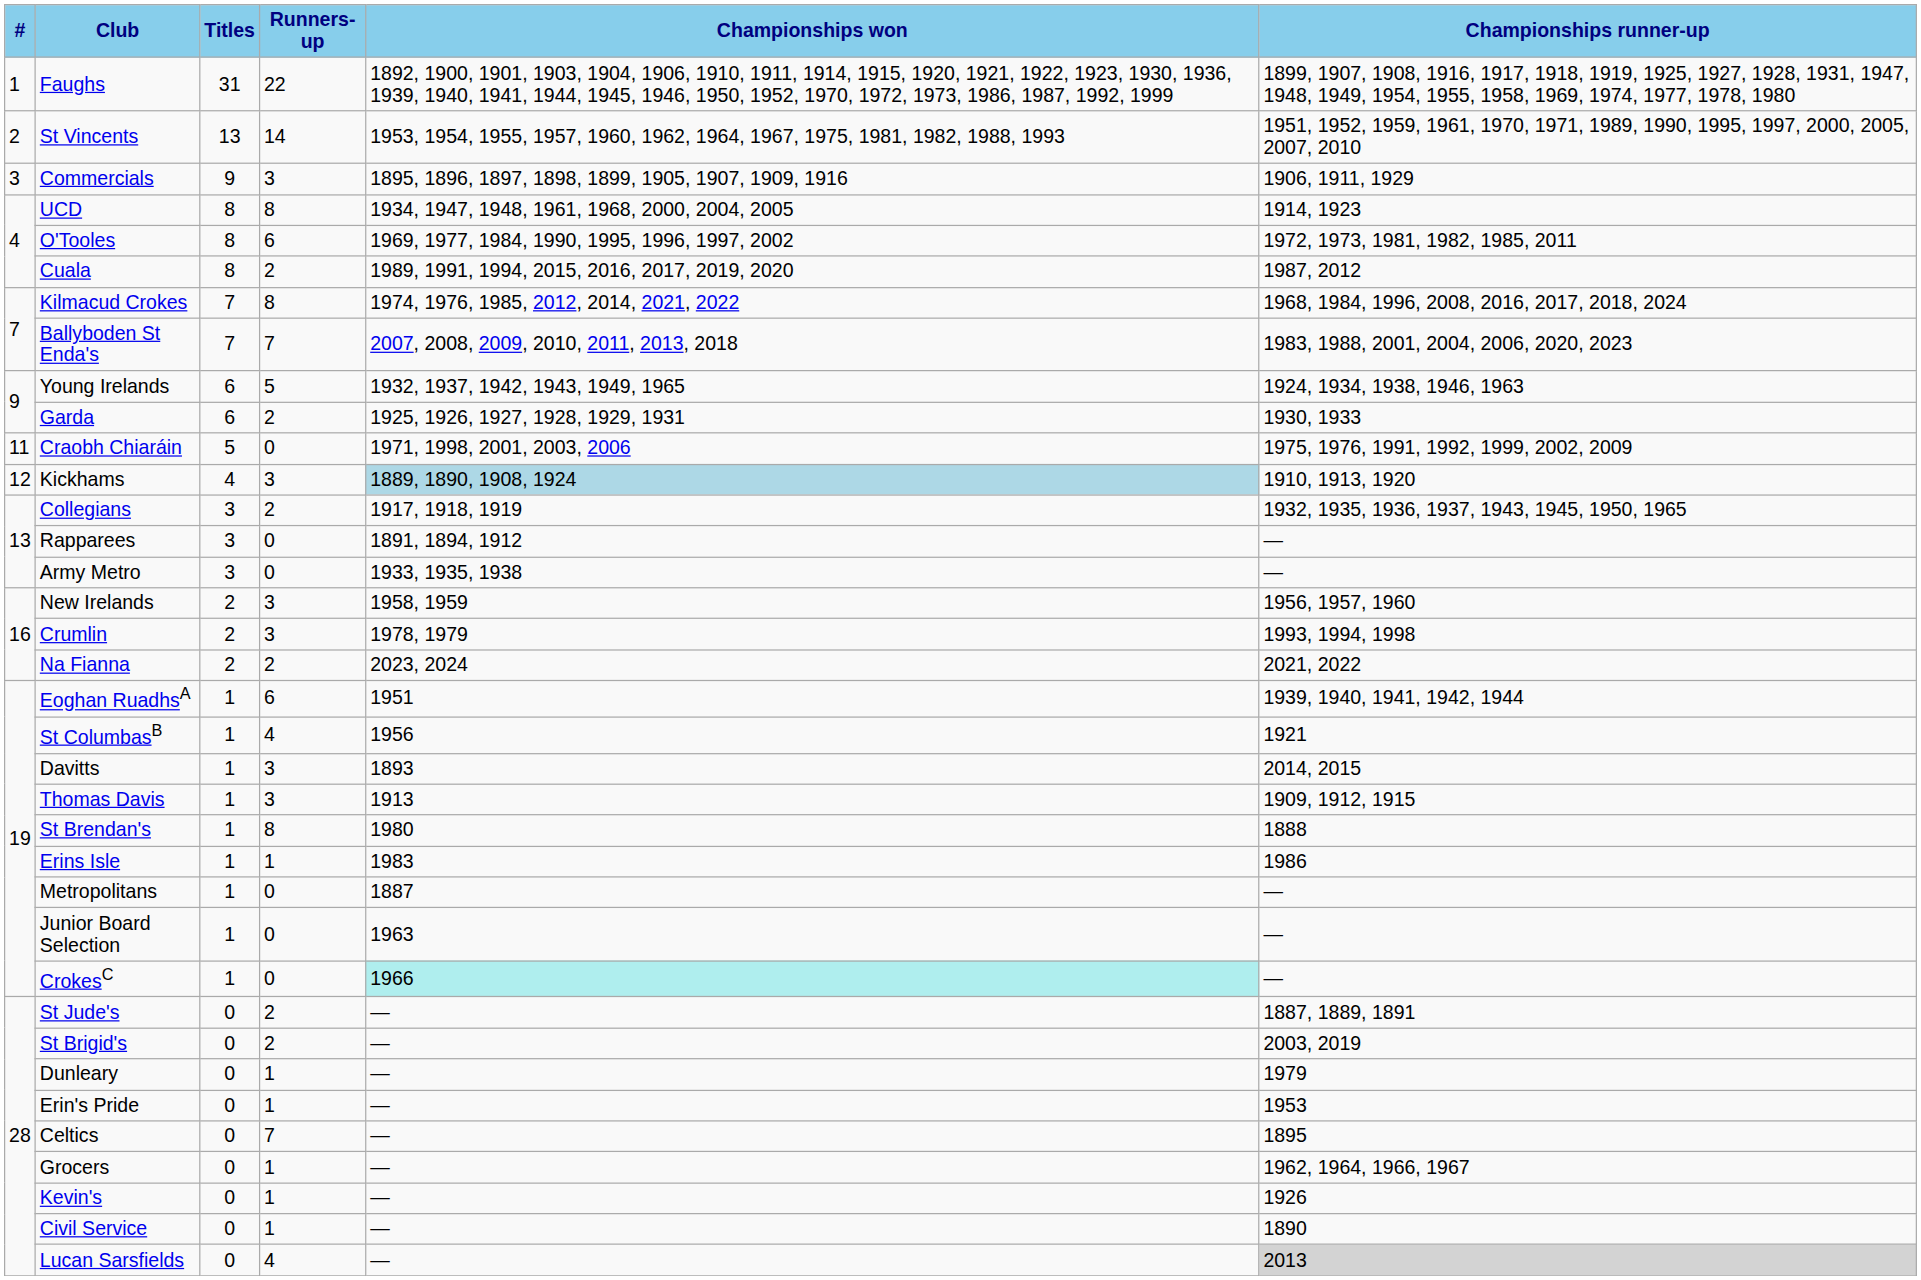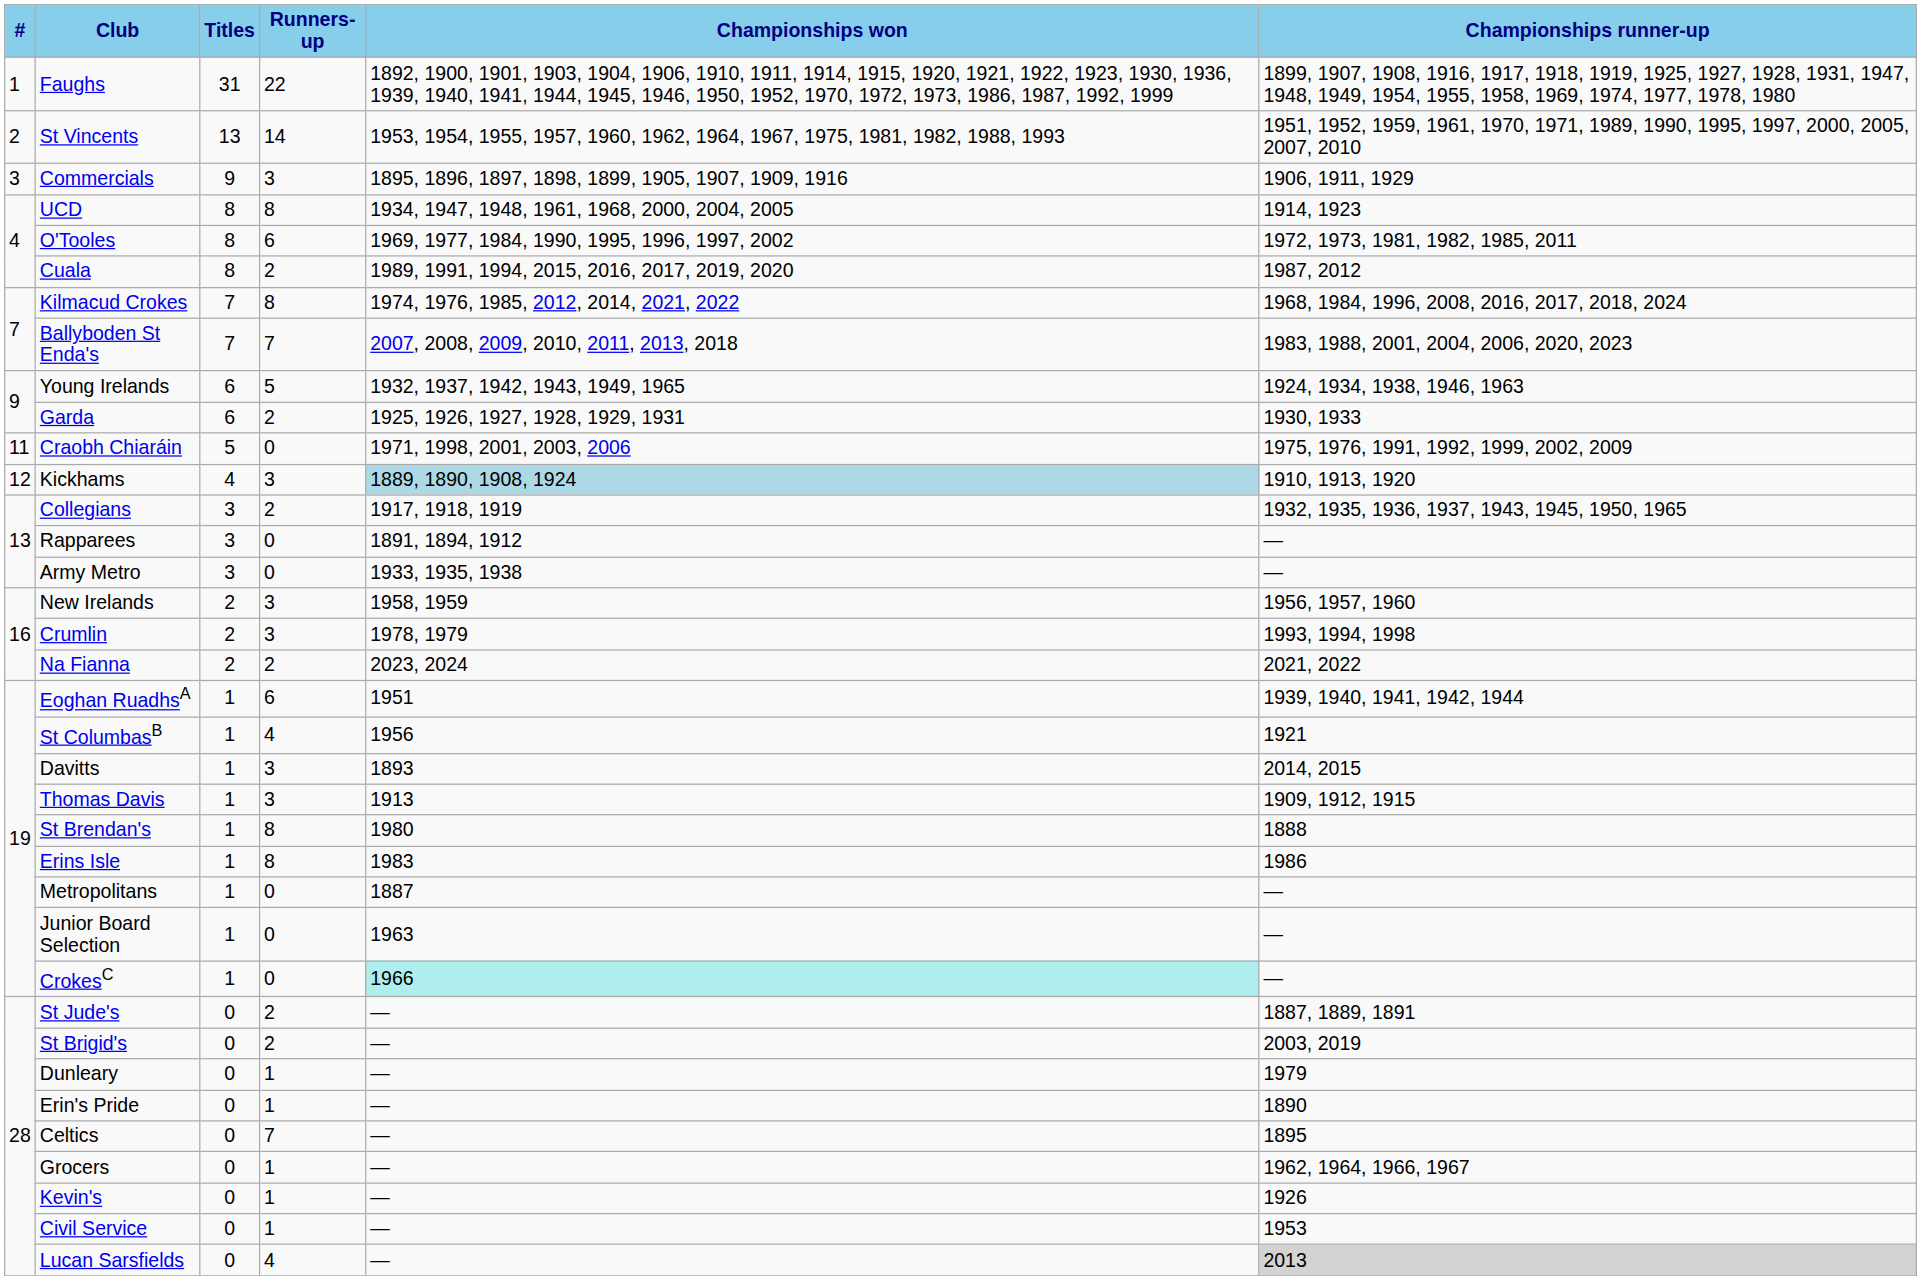(269, 861) 1 -> (269, 861) 8
(1285, 1105) 1953 -> (1285, 1105) 1890
(1285, 1229) 1890 -> (1285, 1229) 1953
